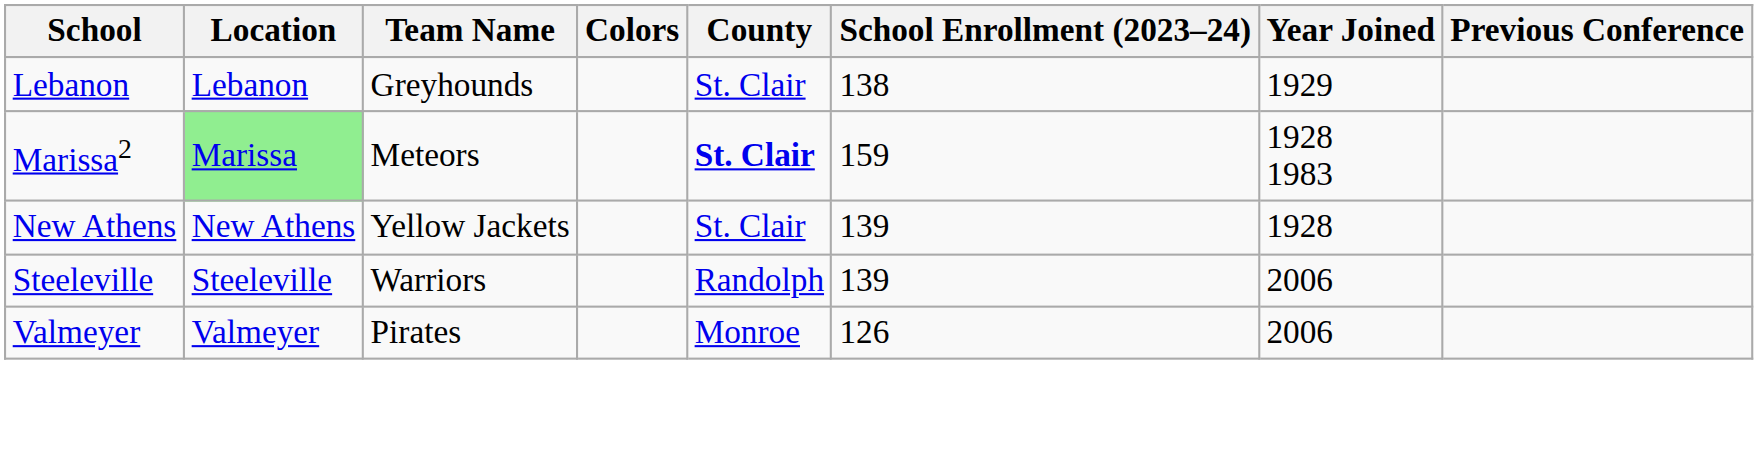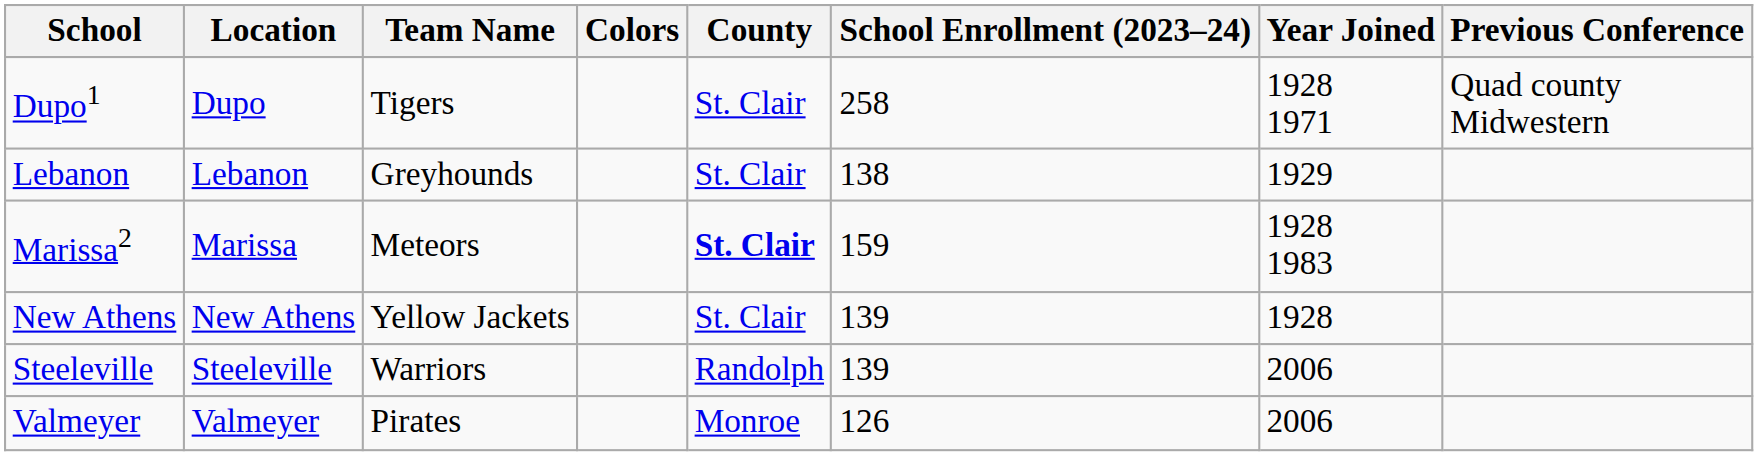+ row: (57, 102)
(244, 155) lightgreen background -> (244, 245) no background
